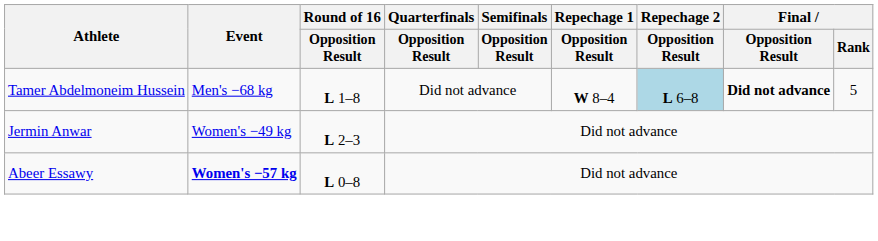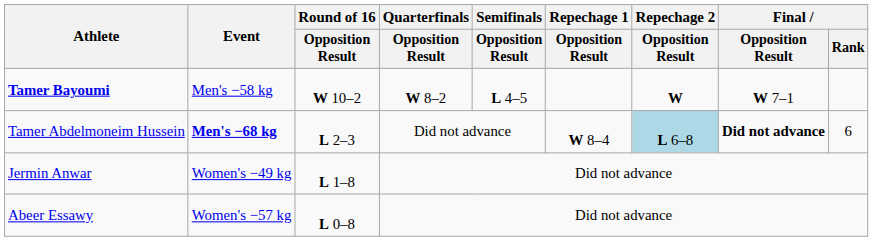+ row: (59, 89)
(232, 89) normal -> (234, 131) bold
(342, 98) L 1–8 -> (337, 140) L 2–3
(853, 89) 5 -> (848, 131) 6
(342, 140) L 2–3 -> (337, 182) L 1–8
(244, 173) bold -> (242, 215) normal
